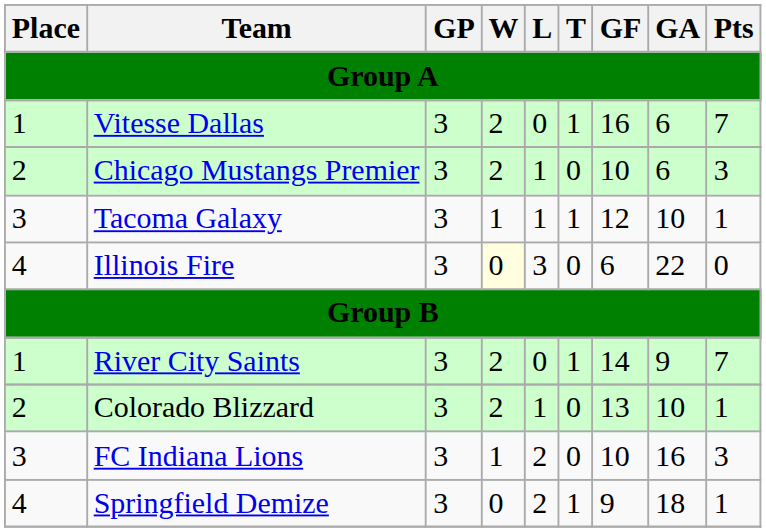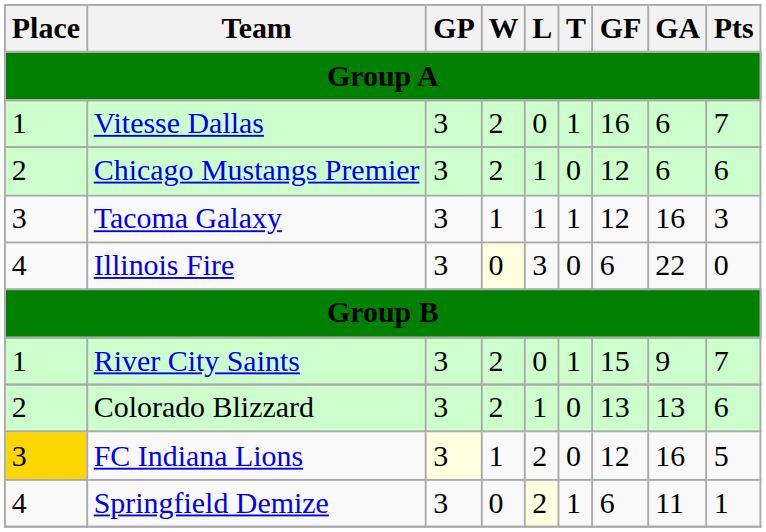(615, 170) 10 -> (615, 170) 12
(721, 170) 3 -> (721, 170) 6
(670, 218) 10 -> (670, 218) 16
(721, 218) 1 -> (721, 218) 3
(615, 360) 14 -> (615, 360) 15
(670, 407) 10 -> (670, 407) 13
(721, 407) 1 -> (721, 407) 6
(19, 455) no background -> (19, 455) gold background
(441, 455) no background -> (441, 455) lightyellow background
(615, 455) 10 -> (615, 455) 12
(721, 455) 3 -> (721, 455) 5
(540, 502) no background -> (540, 502) lightyellow background
(607, 502) 9 -> (607, 502) 6
(670, 502) 18 -> (670, 502) 11
